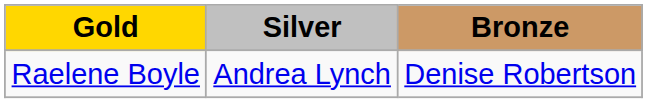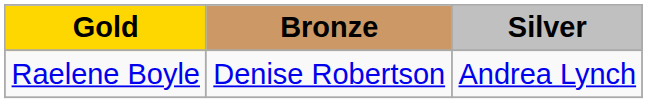columns swapped: (302, 27) <-> (520, 27)
